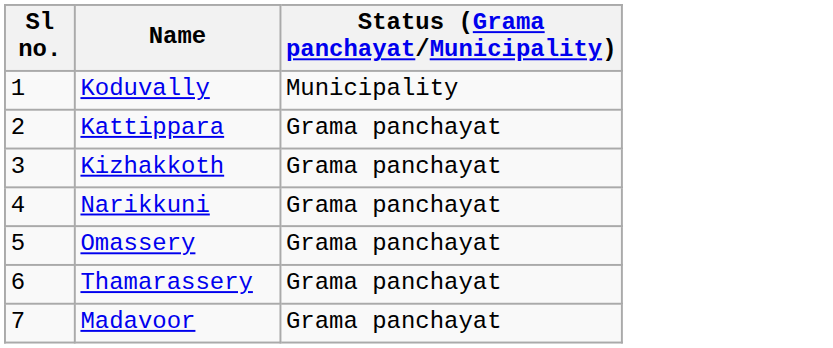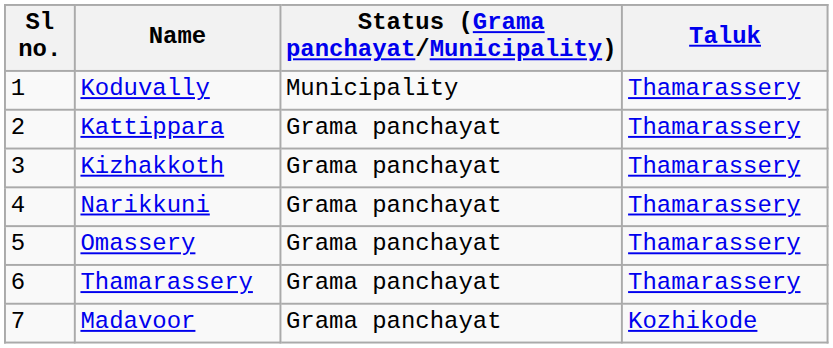+ column: (725, 38)
